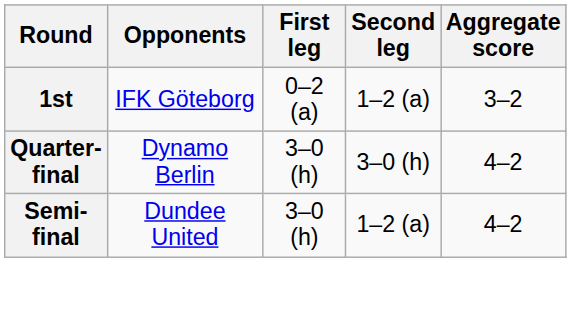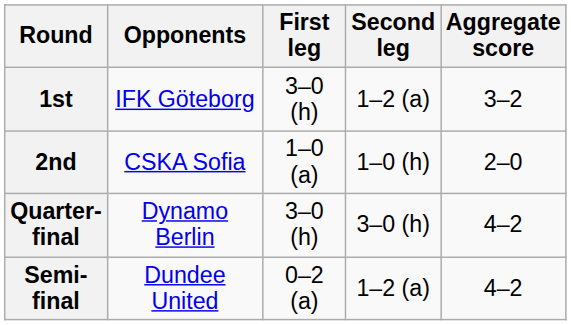(304, 99) 0–2 (a) -> (304, 99) 3–0 (h)
+ row: (56, 161)
(304, 224) 3–0 (h) -> (304, 287) 0–2 (a)
